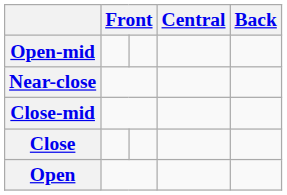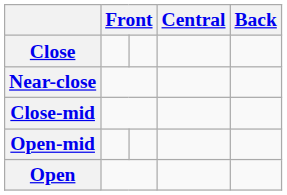rows swapped: (53, 143) <-> (53, 50)
